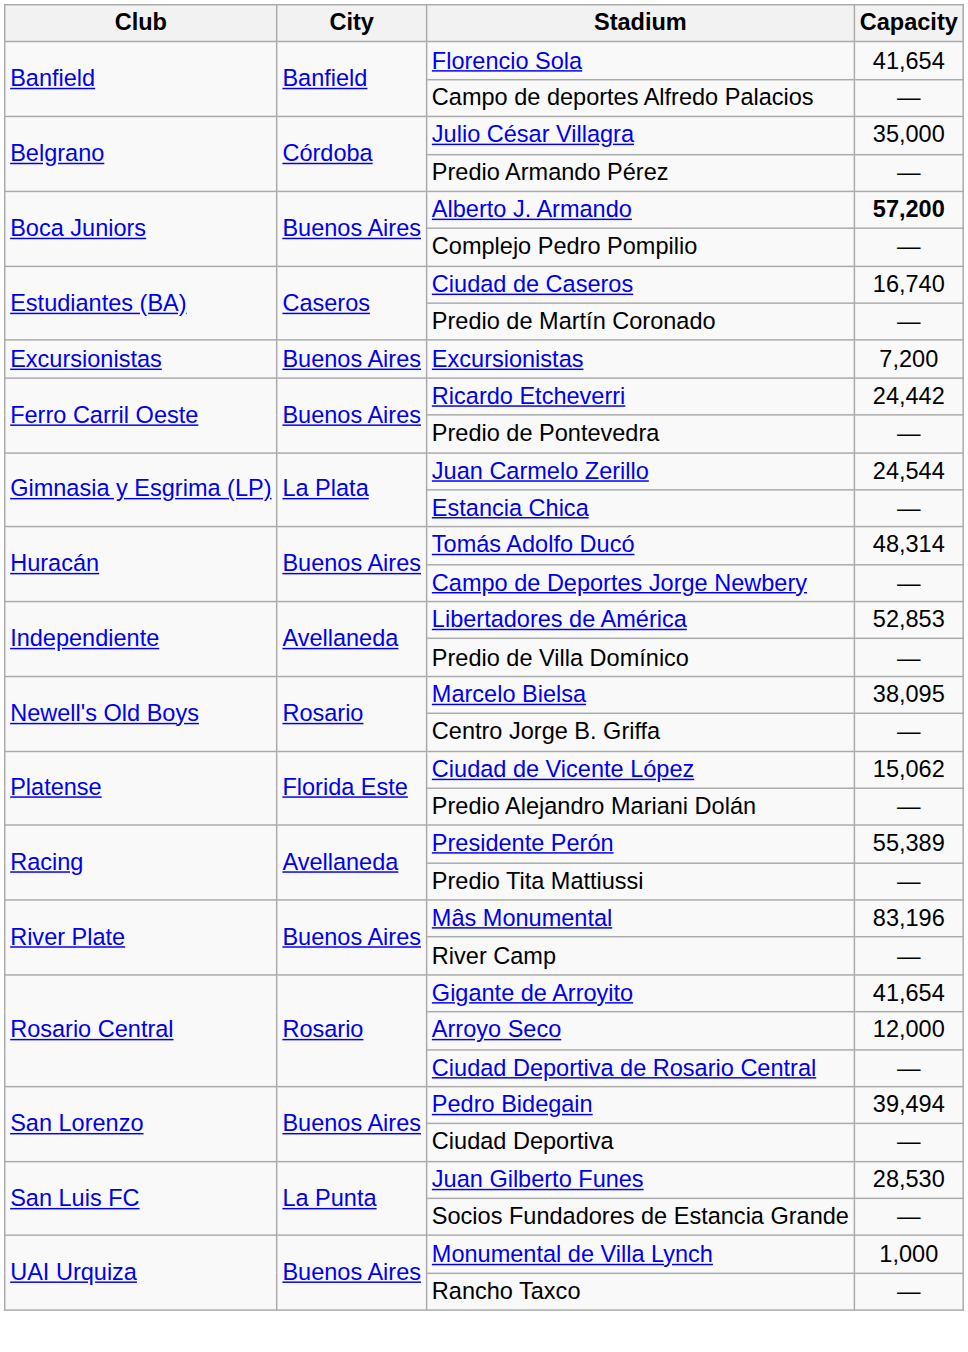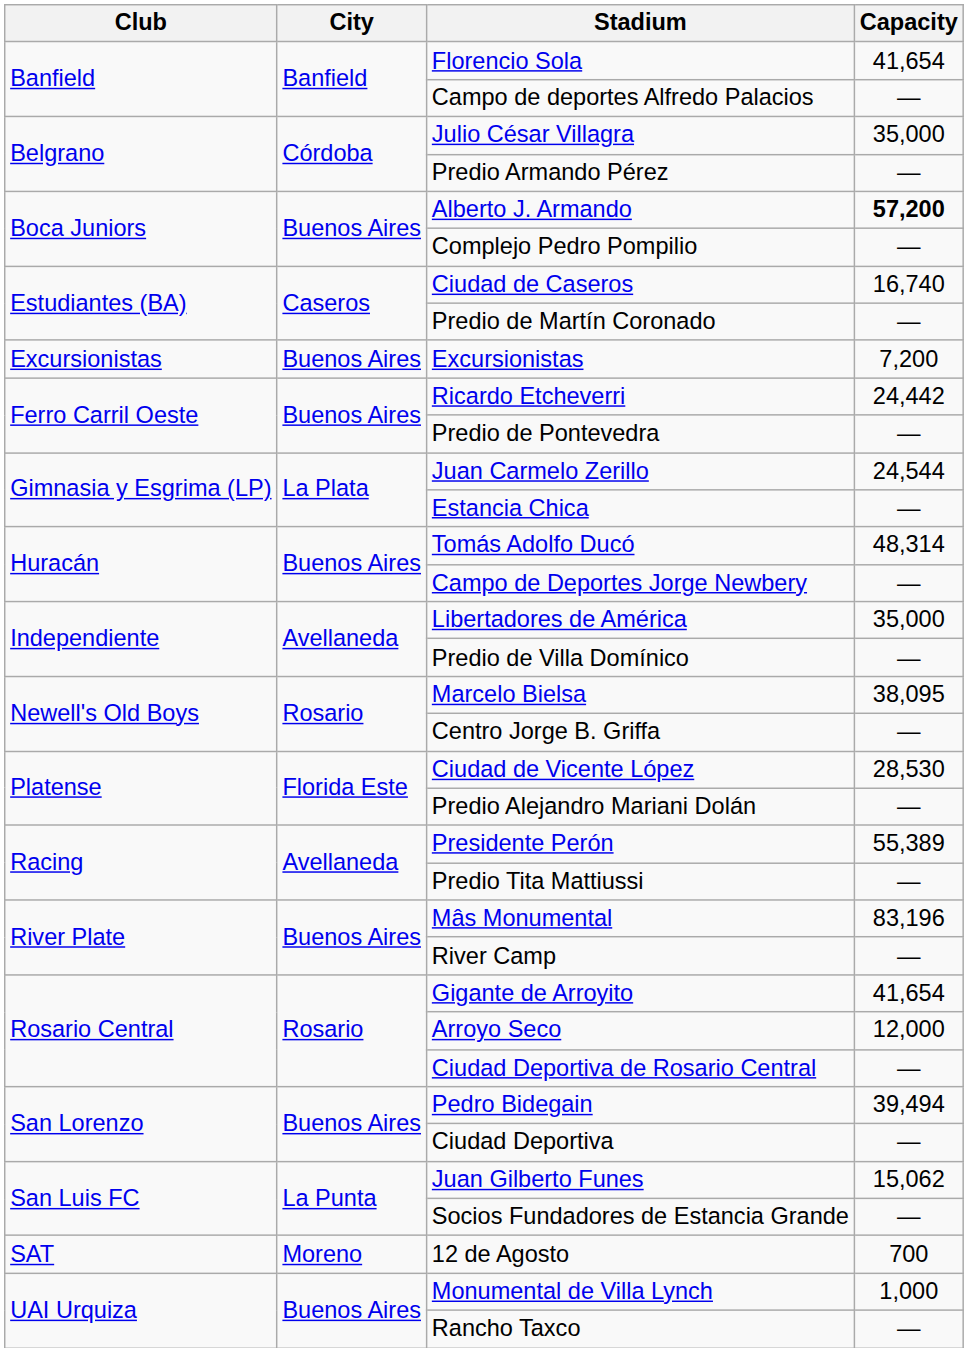(909, 619) 52,853 -> (909, 619) 35,000
(909, 769) 15,062 -> (909, 769) 28,530
(909, 1179) 28,530 -> (909, 1179) 15,062
+ row: (501, 1254)
